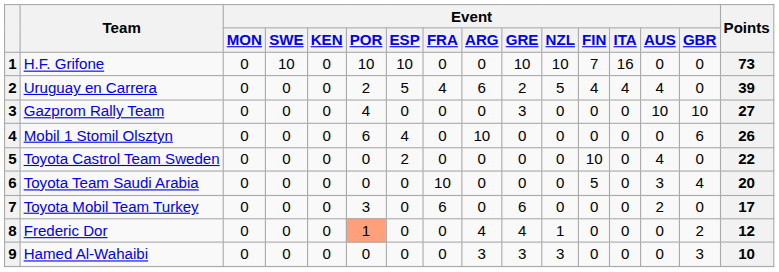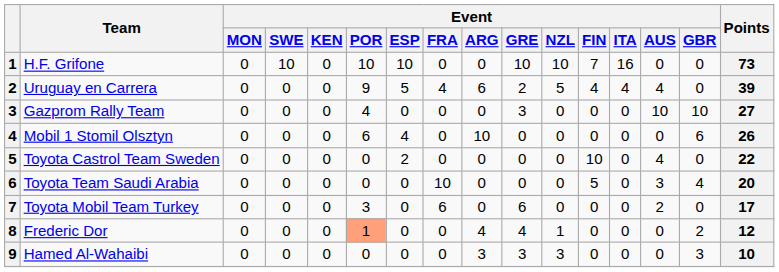(366, 87) 2 -> (366, 87) 9
